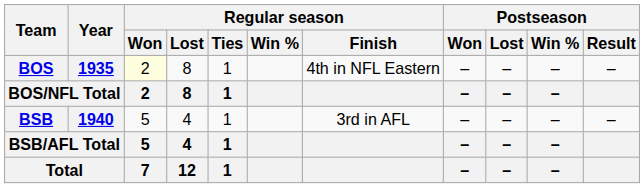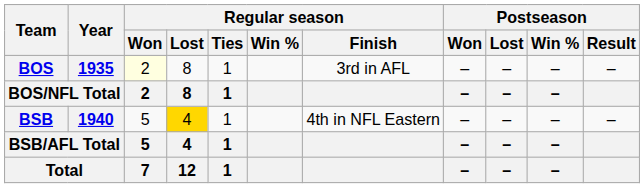(373, 68) 4th in NFL Eastern -> (373, 68) 3rd in AFL
(187, 119) no background -> (187, 119) gold background
(373, 119) 3rd in AFL -> (373, 119) 4th in NFL Eastern
